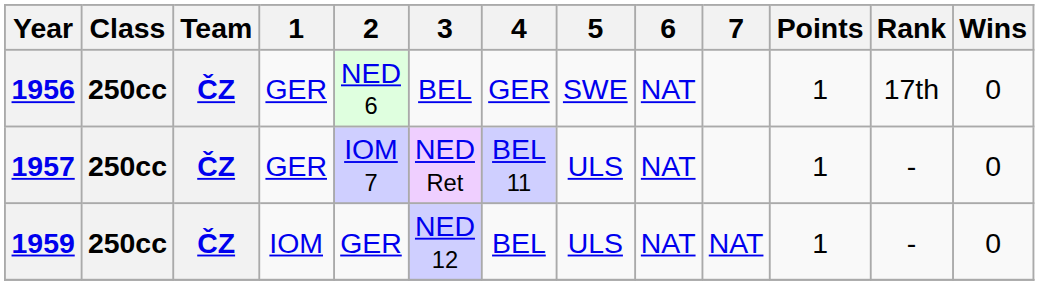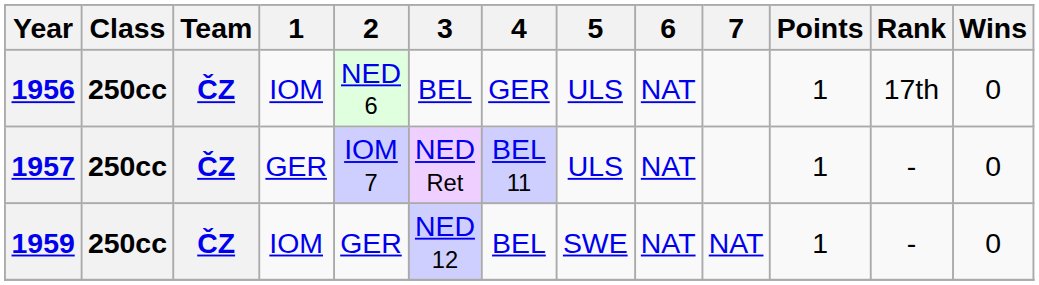(296, 89) GER -> (296, 89) IOM
(595, 89) SWE -> (595, 89) ULS
(595, 242) ULS -> (595, 242) SWE
